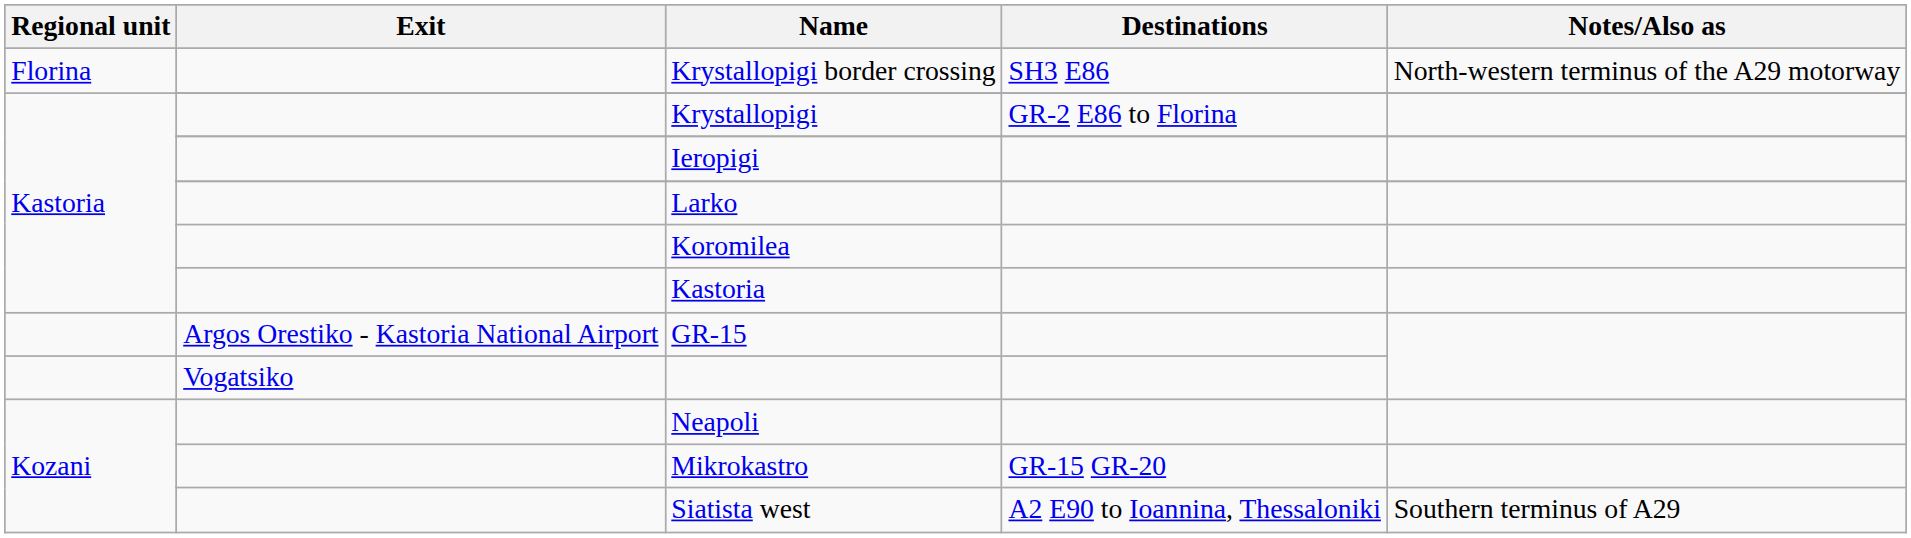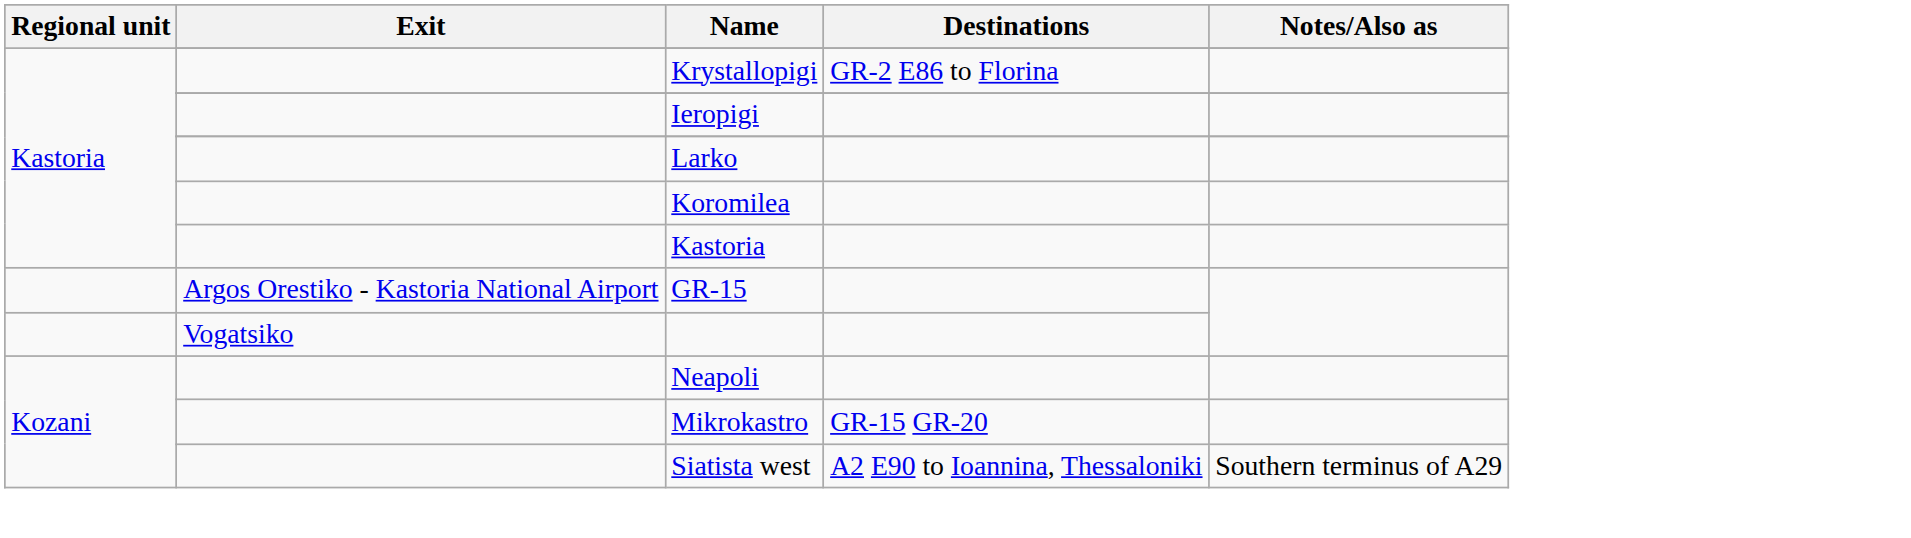- row: (51, 70)
